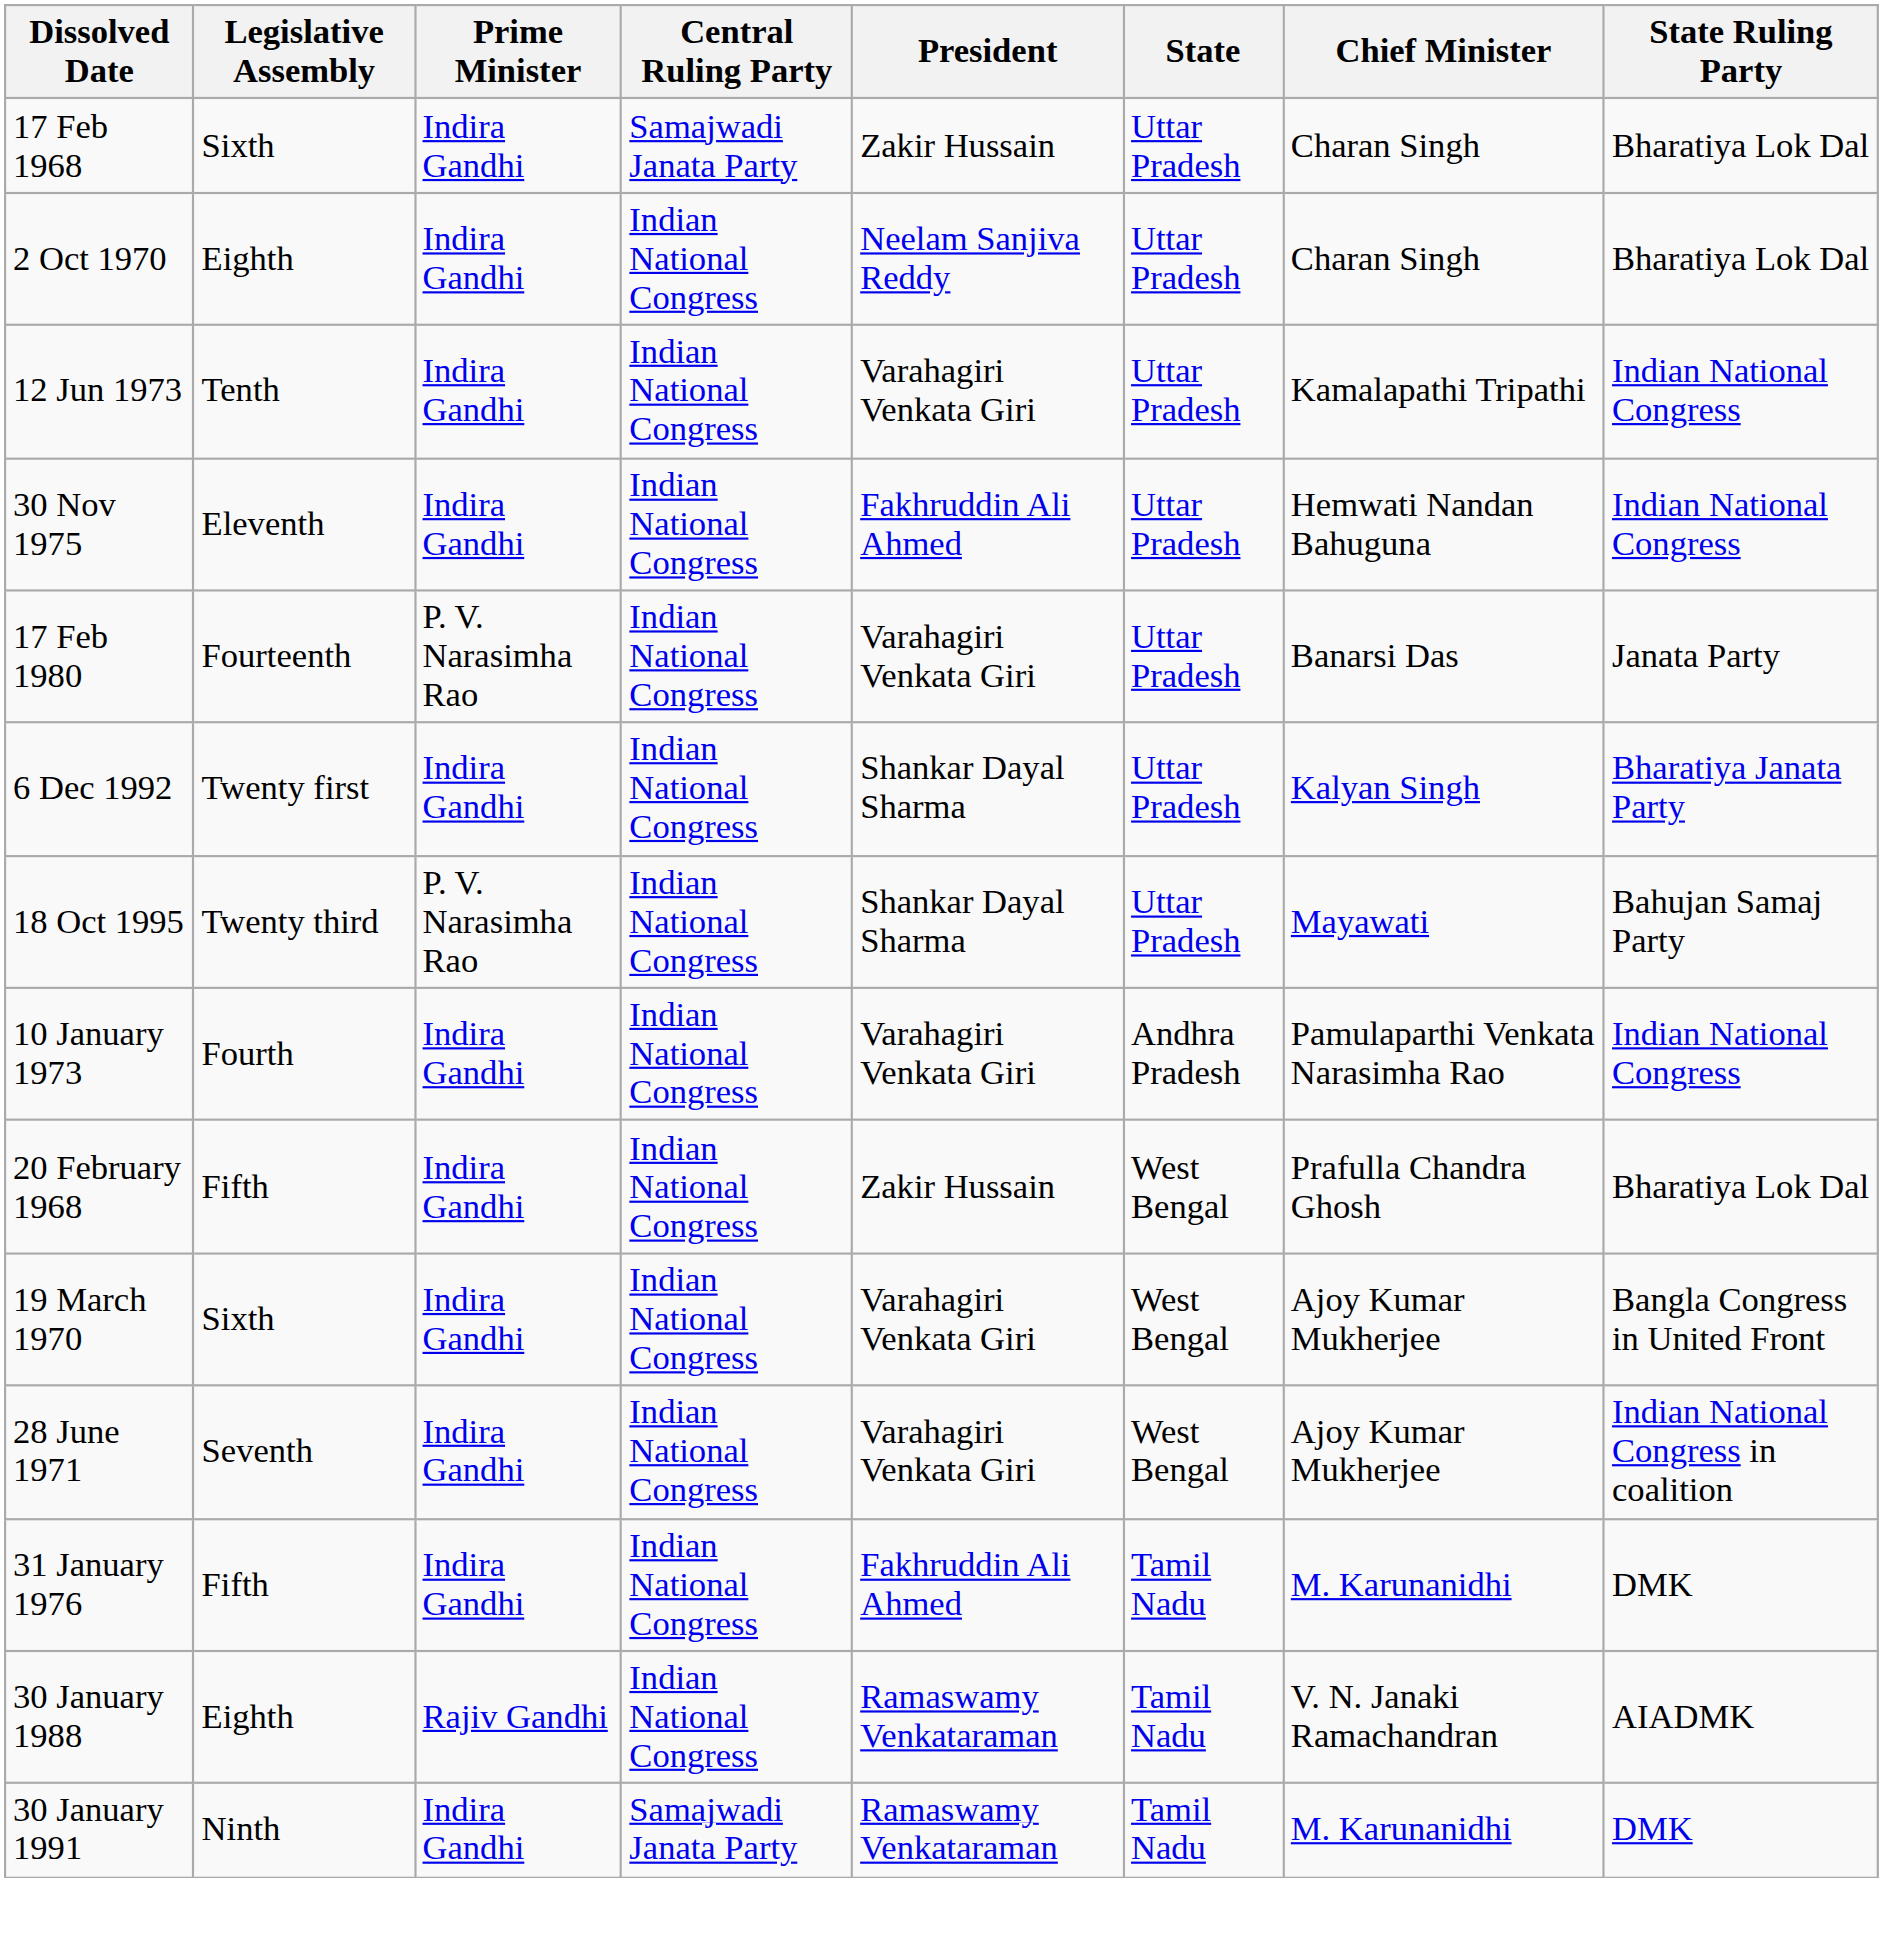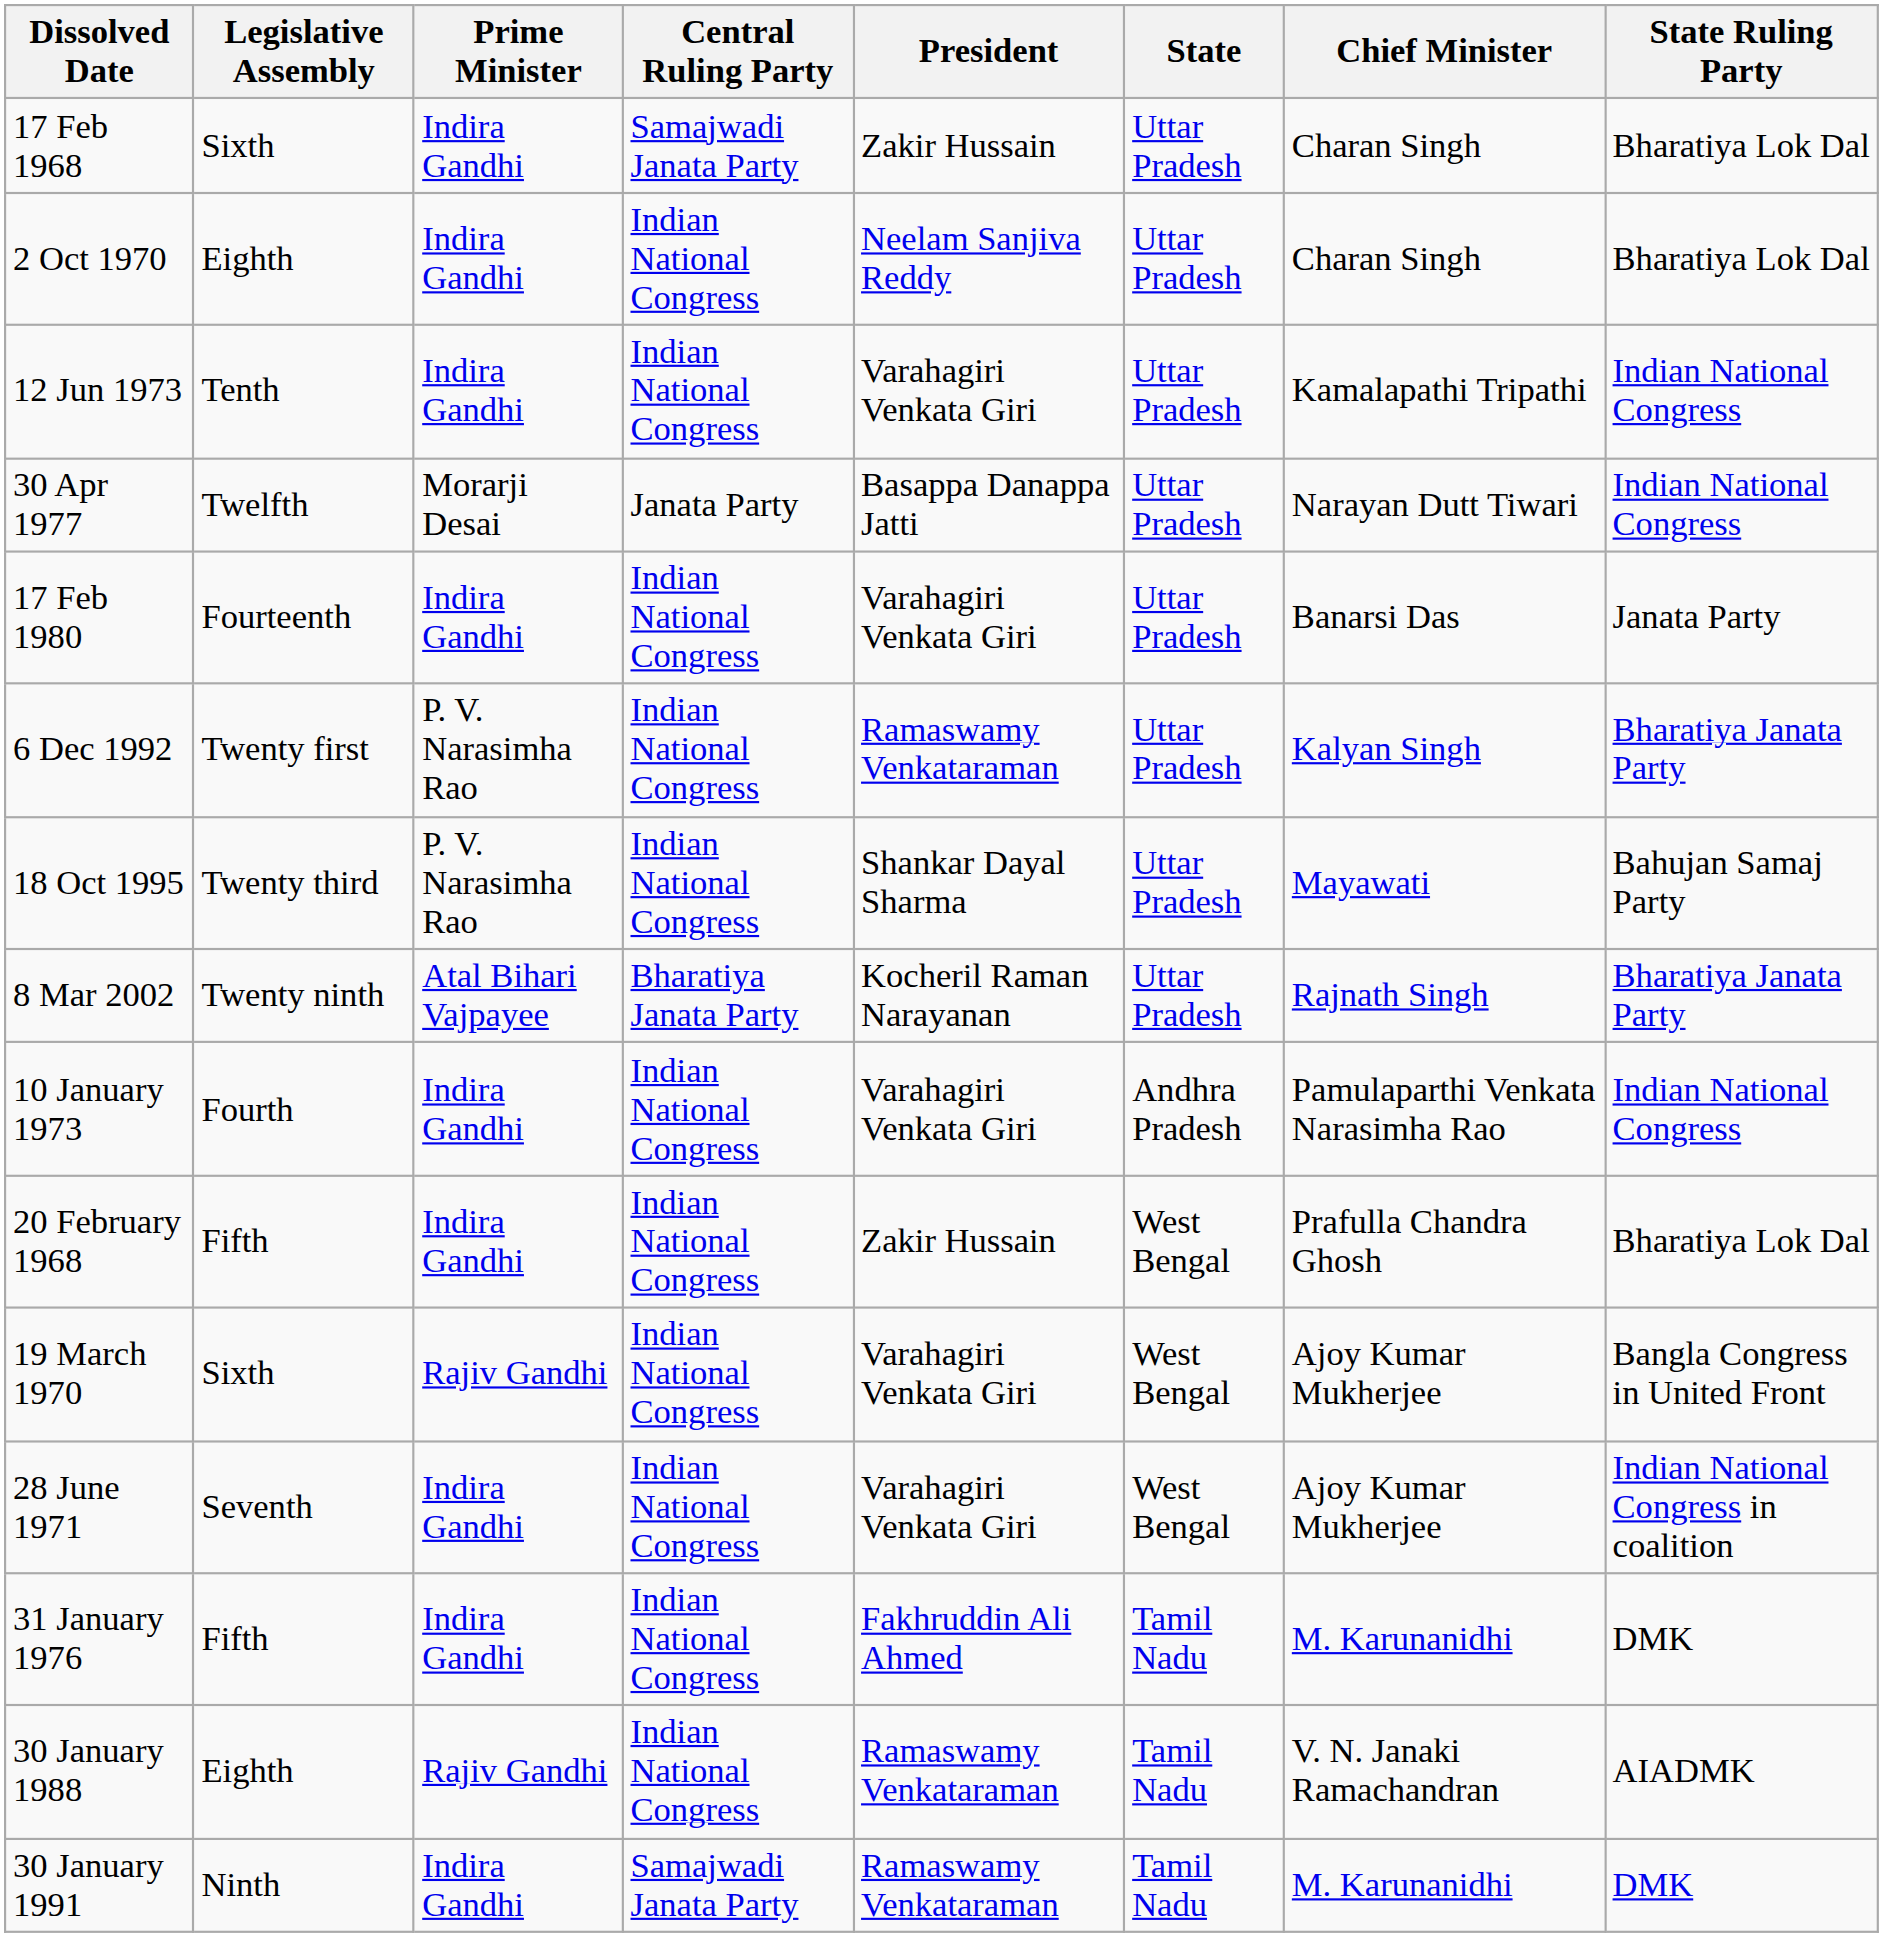- row: (64, 523)
+ row: (61, 503)
(497, 655) P. V. Narasimha Rao -> (473, 616) Indira Gandhi
(473, 788) Indira Gandhi -> (497, 749) P. V. Narasimha Rao
(962, 788) Shankar Dayal Sharma -> (960, 749) Ramaswamy Venkataraman
+ row: (94, 995)
(473, 1318) Indira Gandhi -> (515, 1373) Rajiv Gandhi
